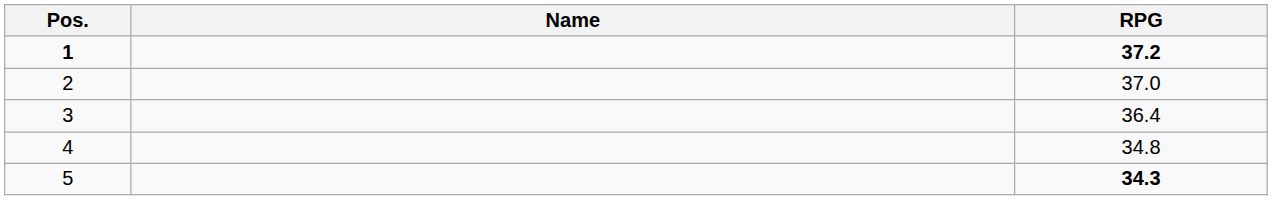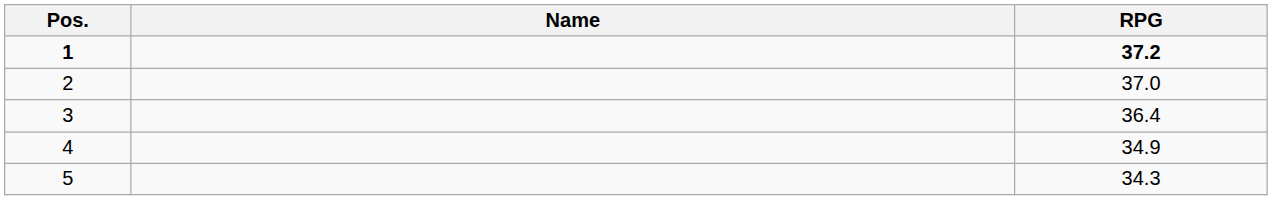(1141, 147) 34.8 -> (1141, 147) 34.9
(1141, 178) bold -> (1141, 178) normal
